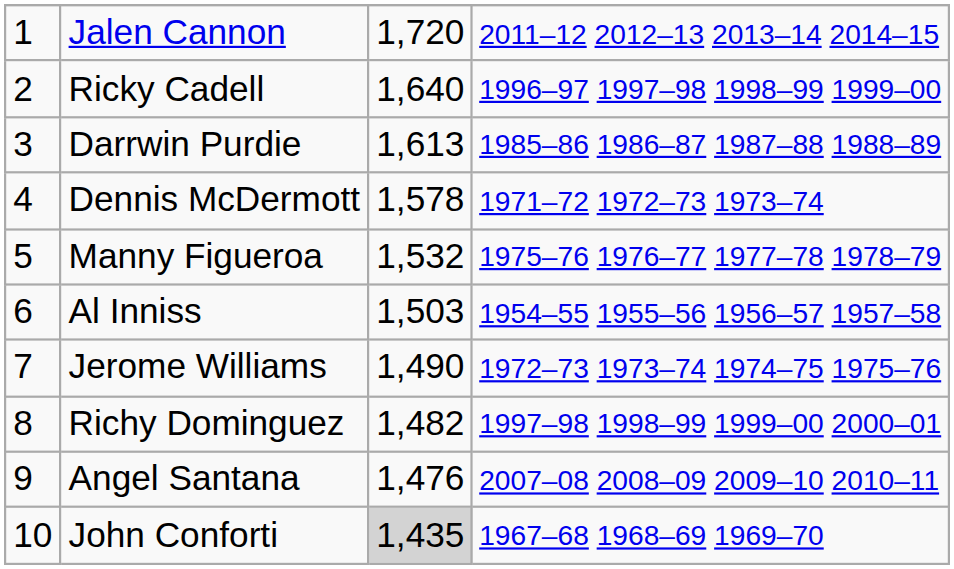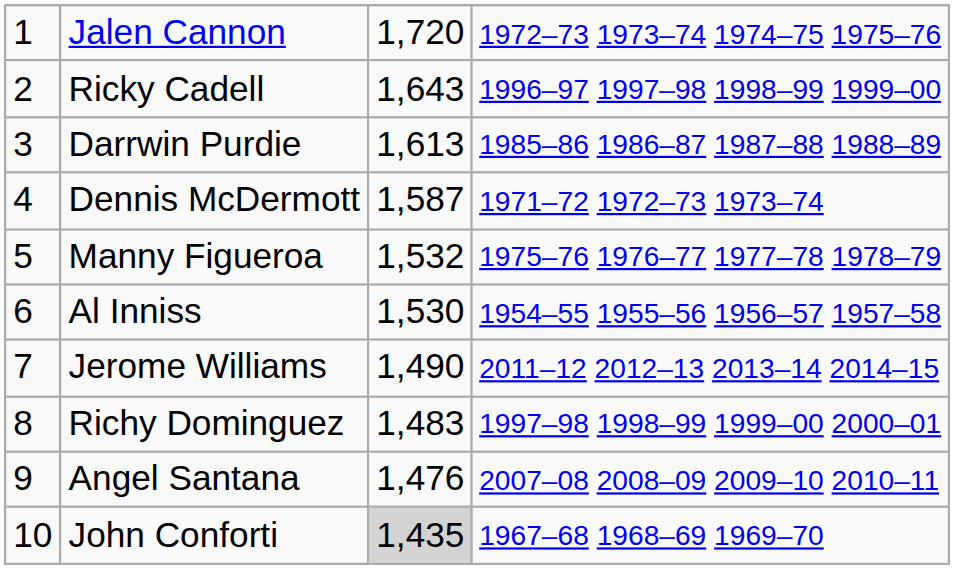(709, 33) 2011–12 2012–13 2013–14 2014–15 -> (710, 33) 1972–73 1973–74 1974–75 1975–76
(420, 88) 1,640 -> (420, 88) 1,643
(420, 199) 1,578 -> (420, 199) 1,587
(420, 311) 1,503 -> (420, 311) 1,530
(710, 368) 1972–73 1973–74 1974–75 1975–76 -> (709, 368) 2011–12 2012–13 2013–14 2014–15
(420, 423) 1,482 -> (420, 423) 1,483
